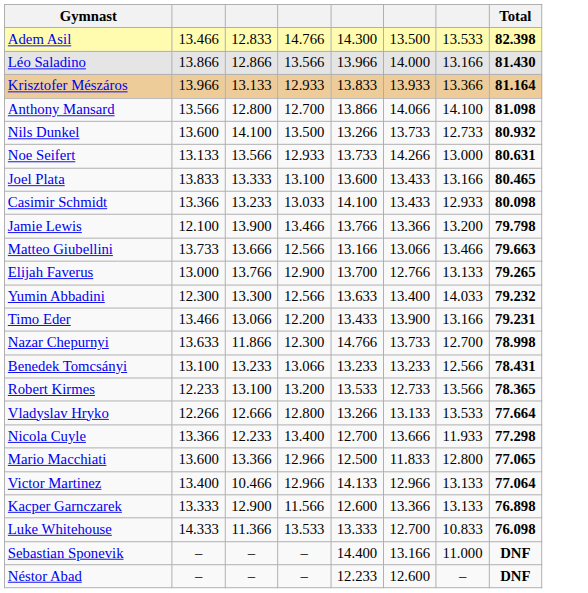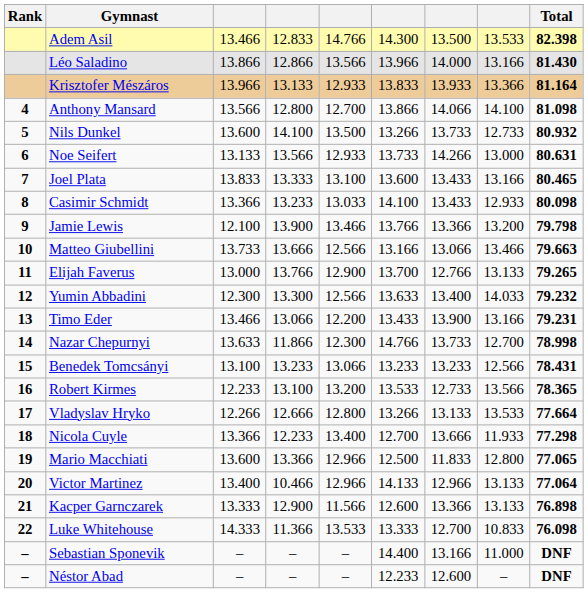+ column: (25, 16)
